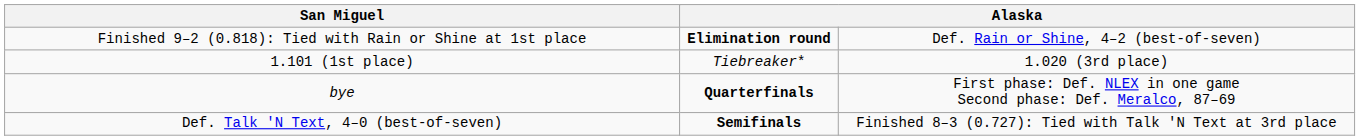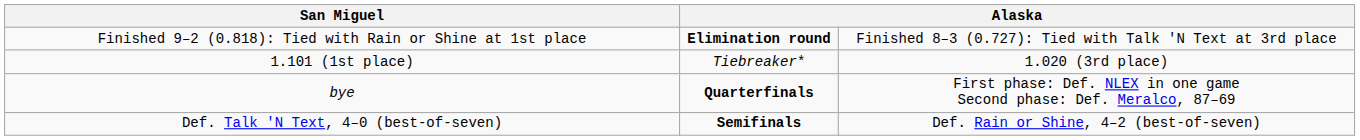(1096, 39) Def. Rain or Shine, 4–2 (best-of-seven) -> (1096, 39) Finished 8–3 (0.727): Tied with Talk 'N Text at 3rd place
(1096, 124) Finished 8–3 (0.727): Tied with Talk 'N Text at 3rd place -> (1096, 124) Def. Rain or Shine, 4–2 (best-of-seven)
